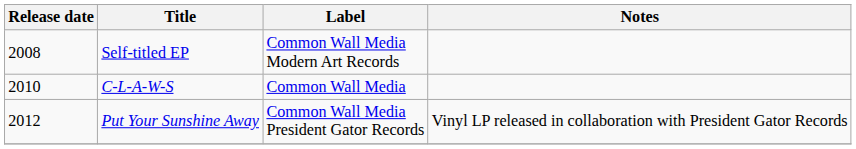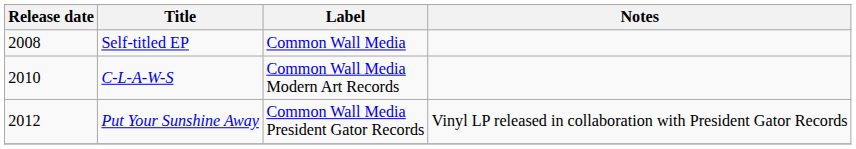(336, 52) Common Wall Media Modern Art Records -> (336, 42) Common Wall Media
(336, 86) Common Wall Media -> (336, 77) Common Wall Media Modern Art Records
